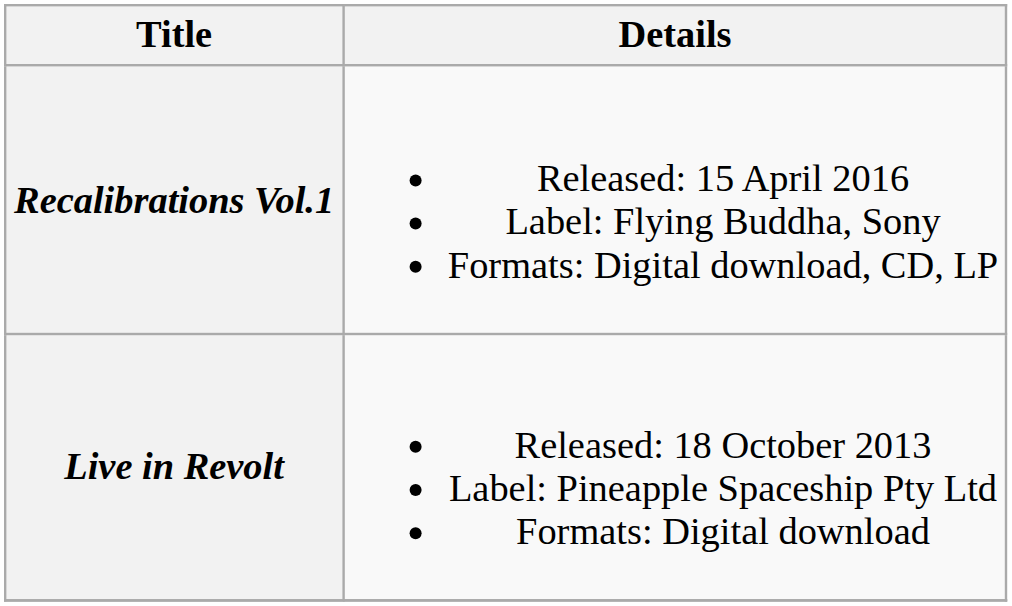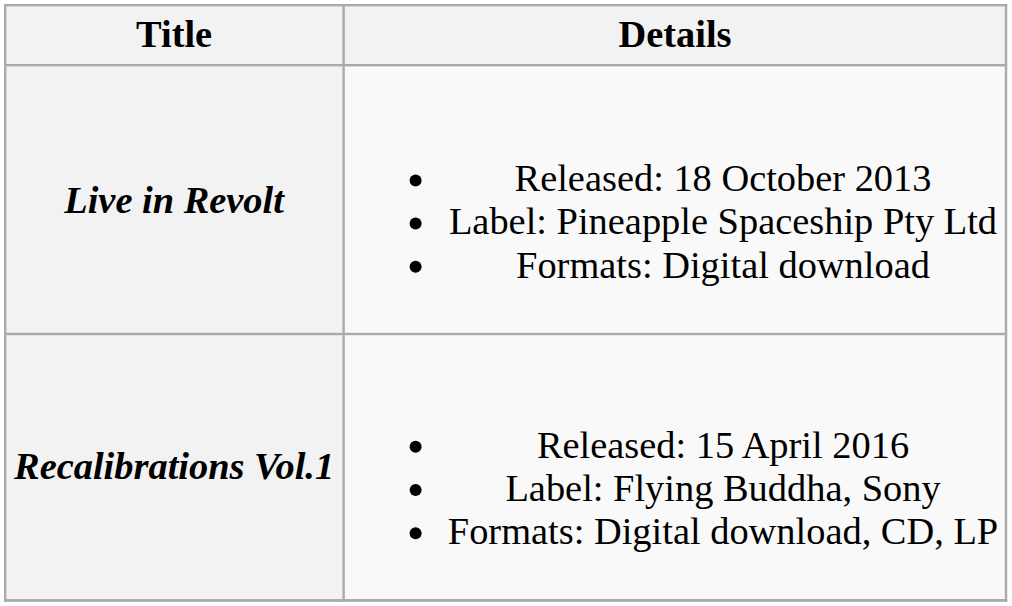rows swapped: (174, 466) <-> (174, 199)
